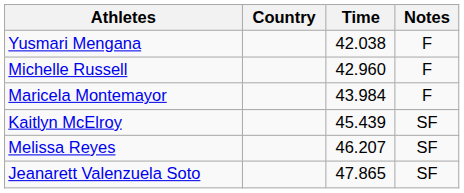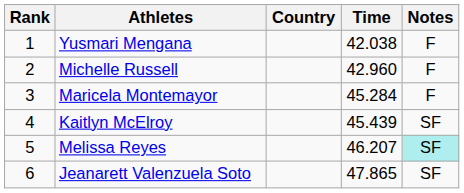+ column: (30, 17)
(361, 95) 43.984 -> (372, 95) 45.284
(427, 148) no background -> (431, 148) paleturquoise background
